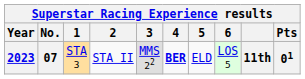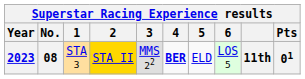(50, 58) 07 -> (50, 58) 08
(113, 58) no background -> (113, 58) gold background
